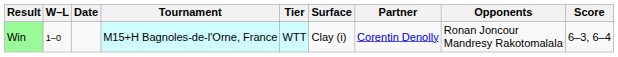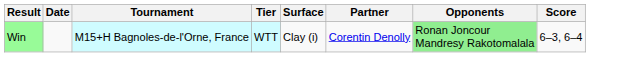- column: (57, 13)
(503, 36) no background -> (475, 36) lightgreen background
